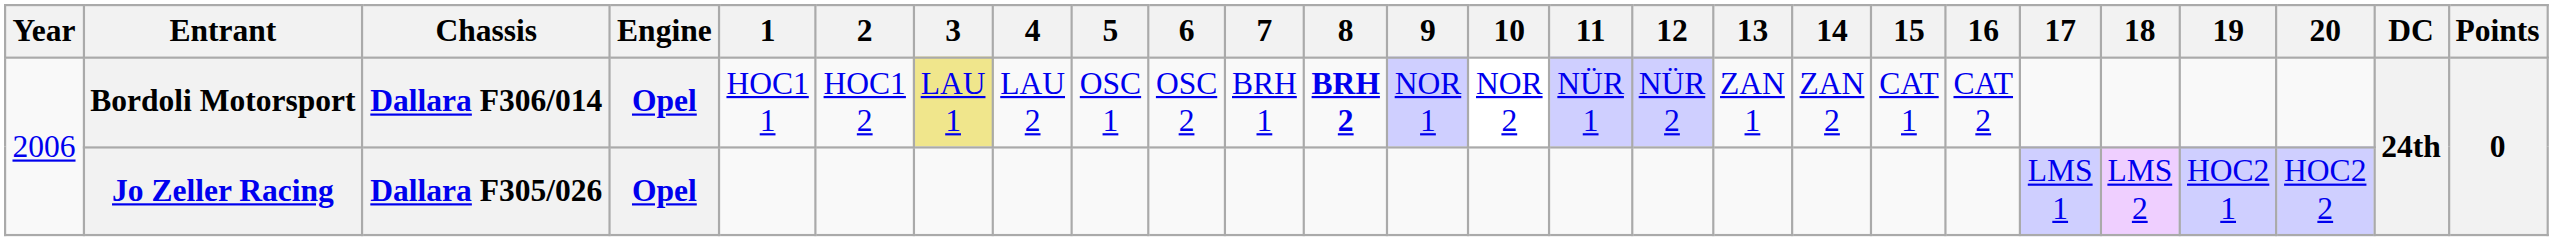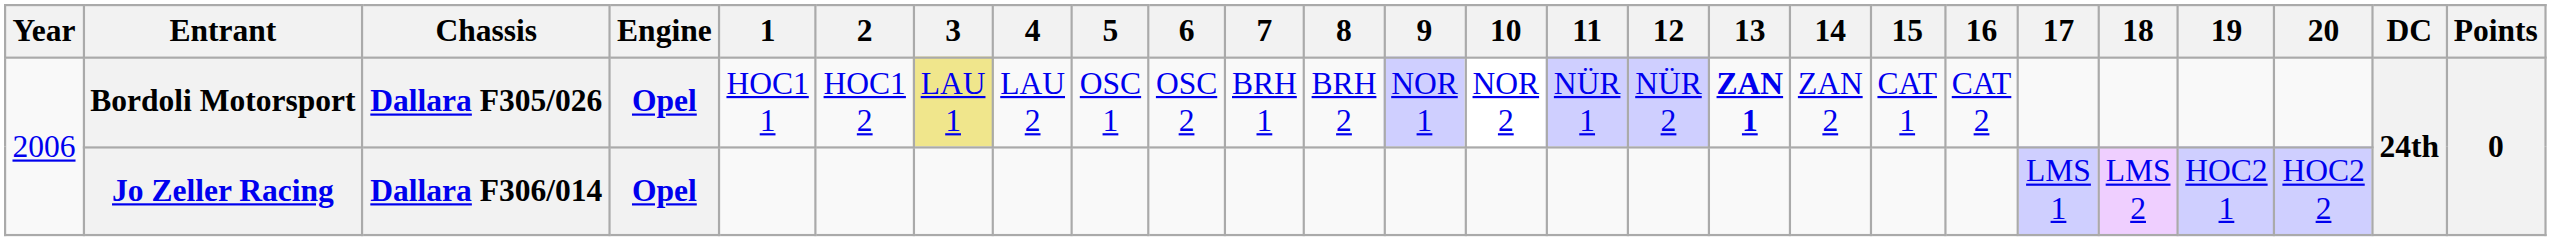(486, 101) Dallara F306/014 -> (486, 101) Dallara F305/026
(1346, 101) bold -> (1344, 101) normal
(1752, 101) normal -> (1750, 101) bold
(486, 190) Dallara F305/026 -> (486, 190) Dallara F306/014
